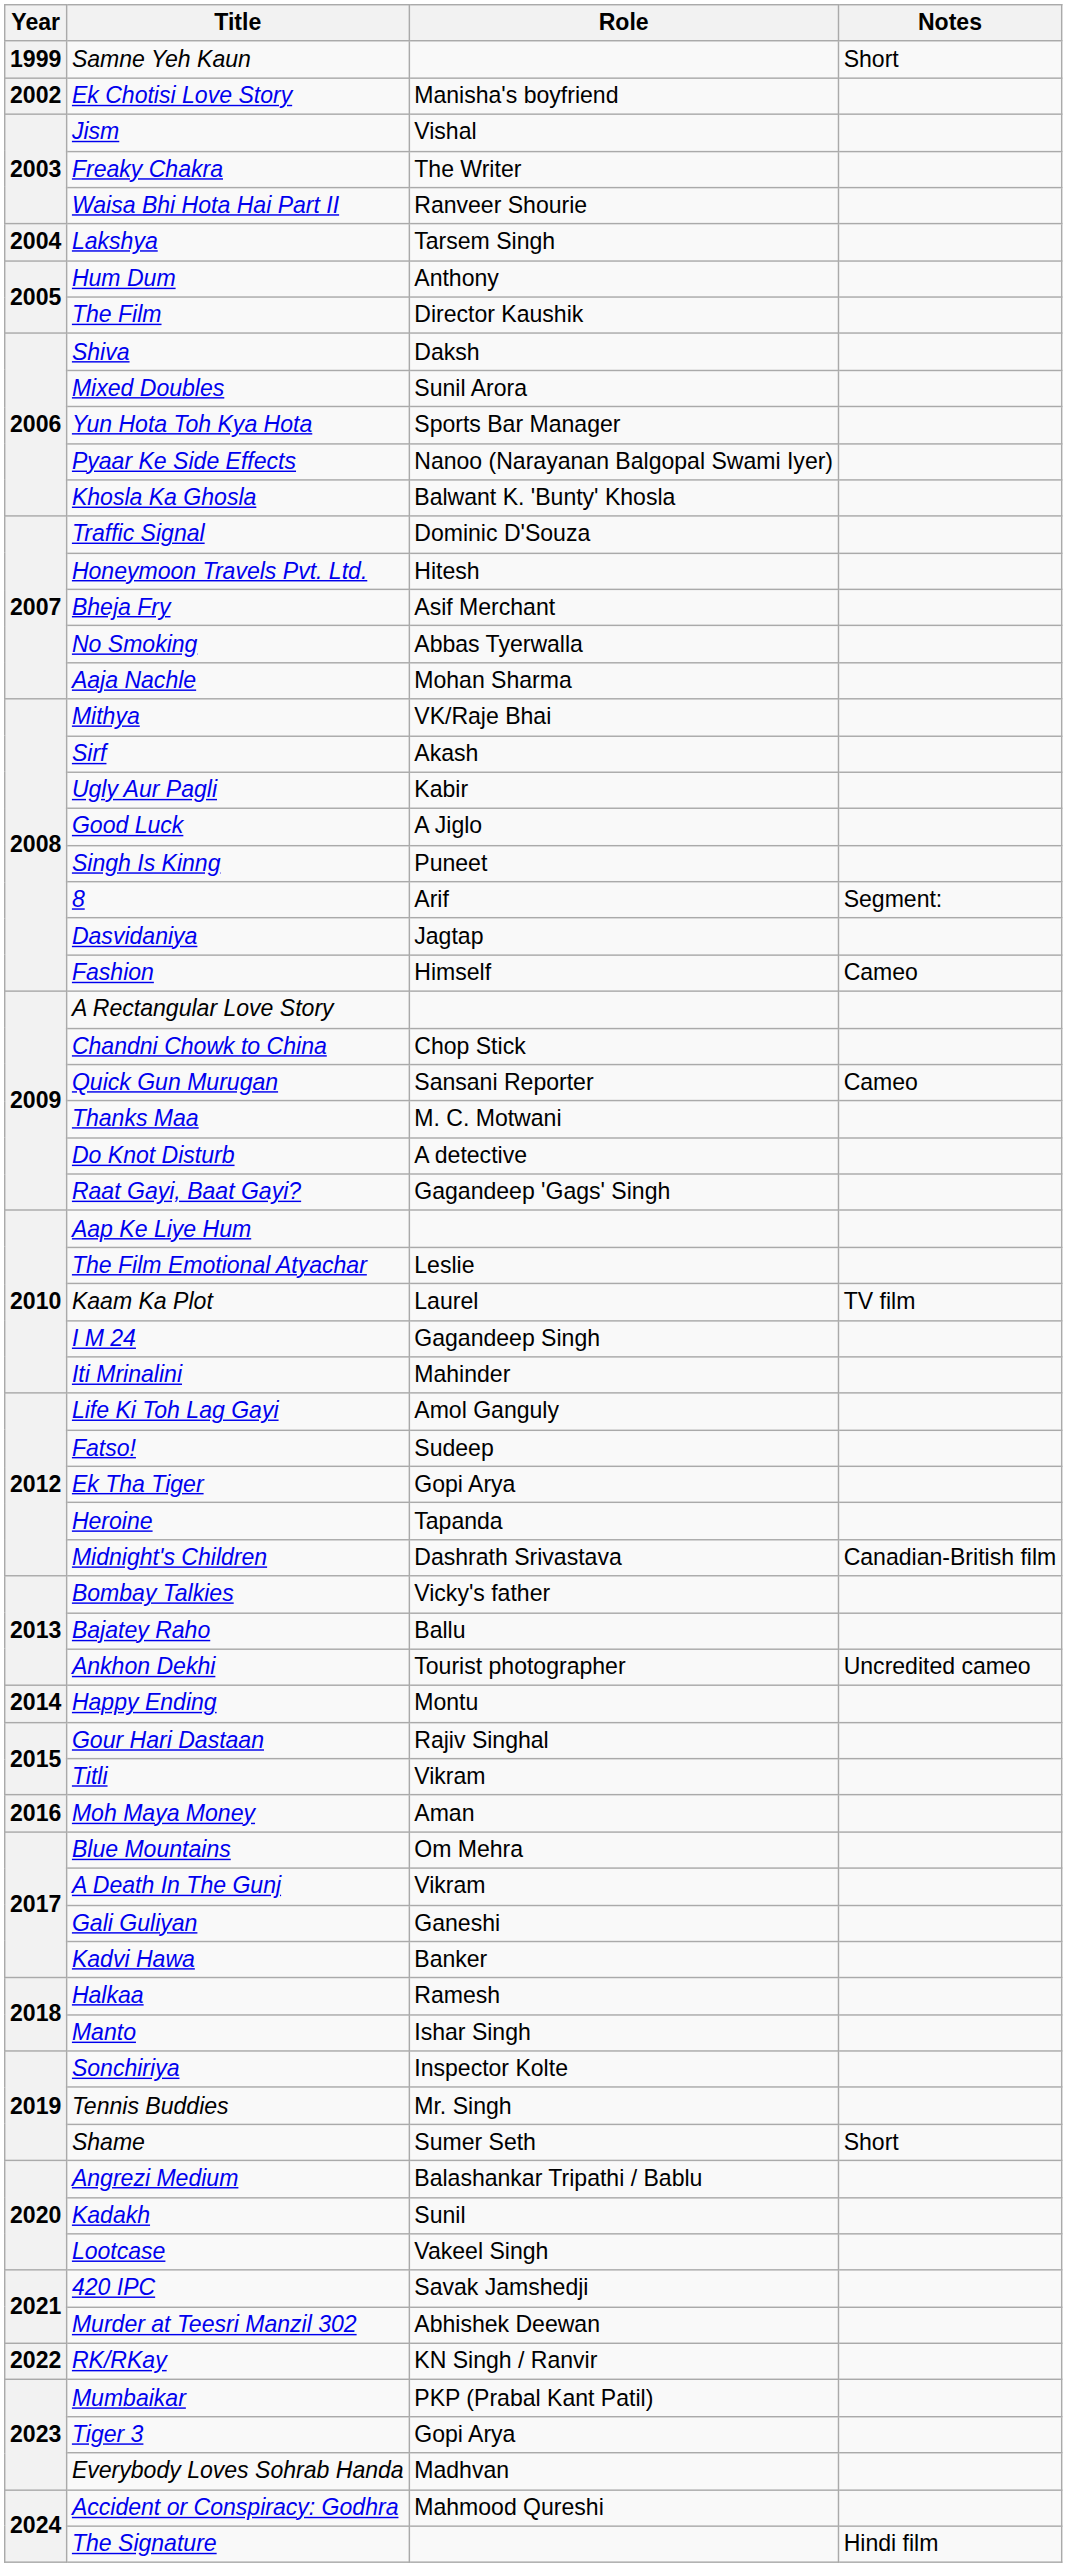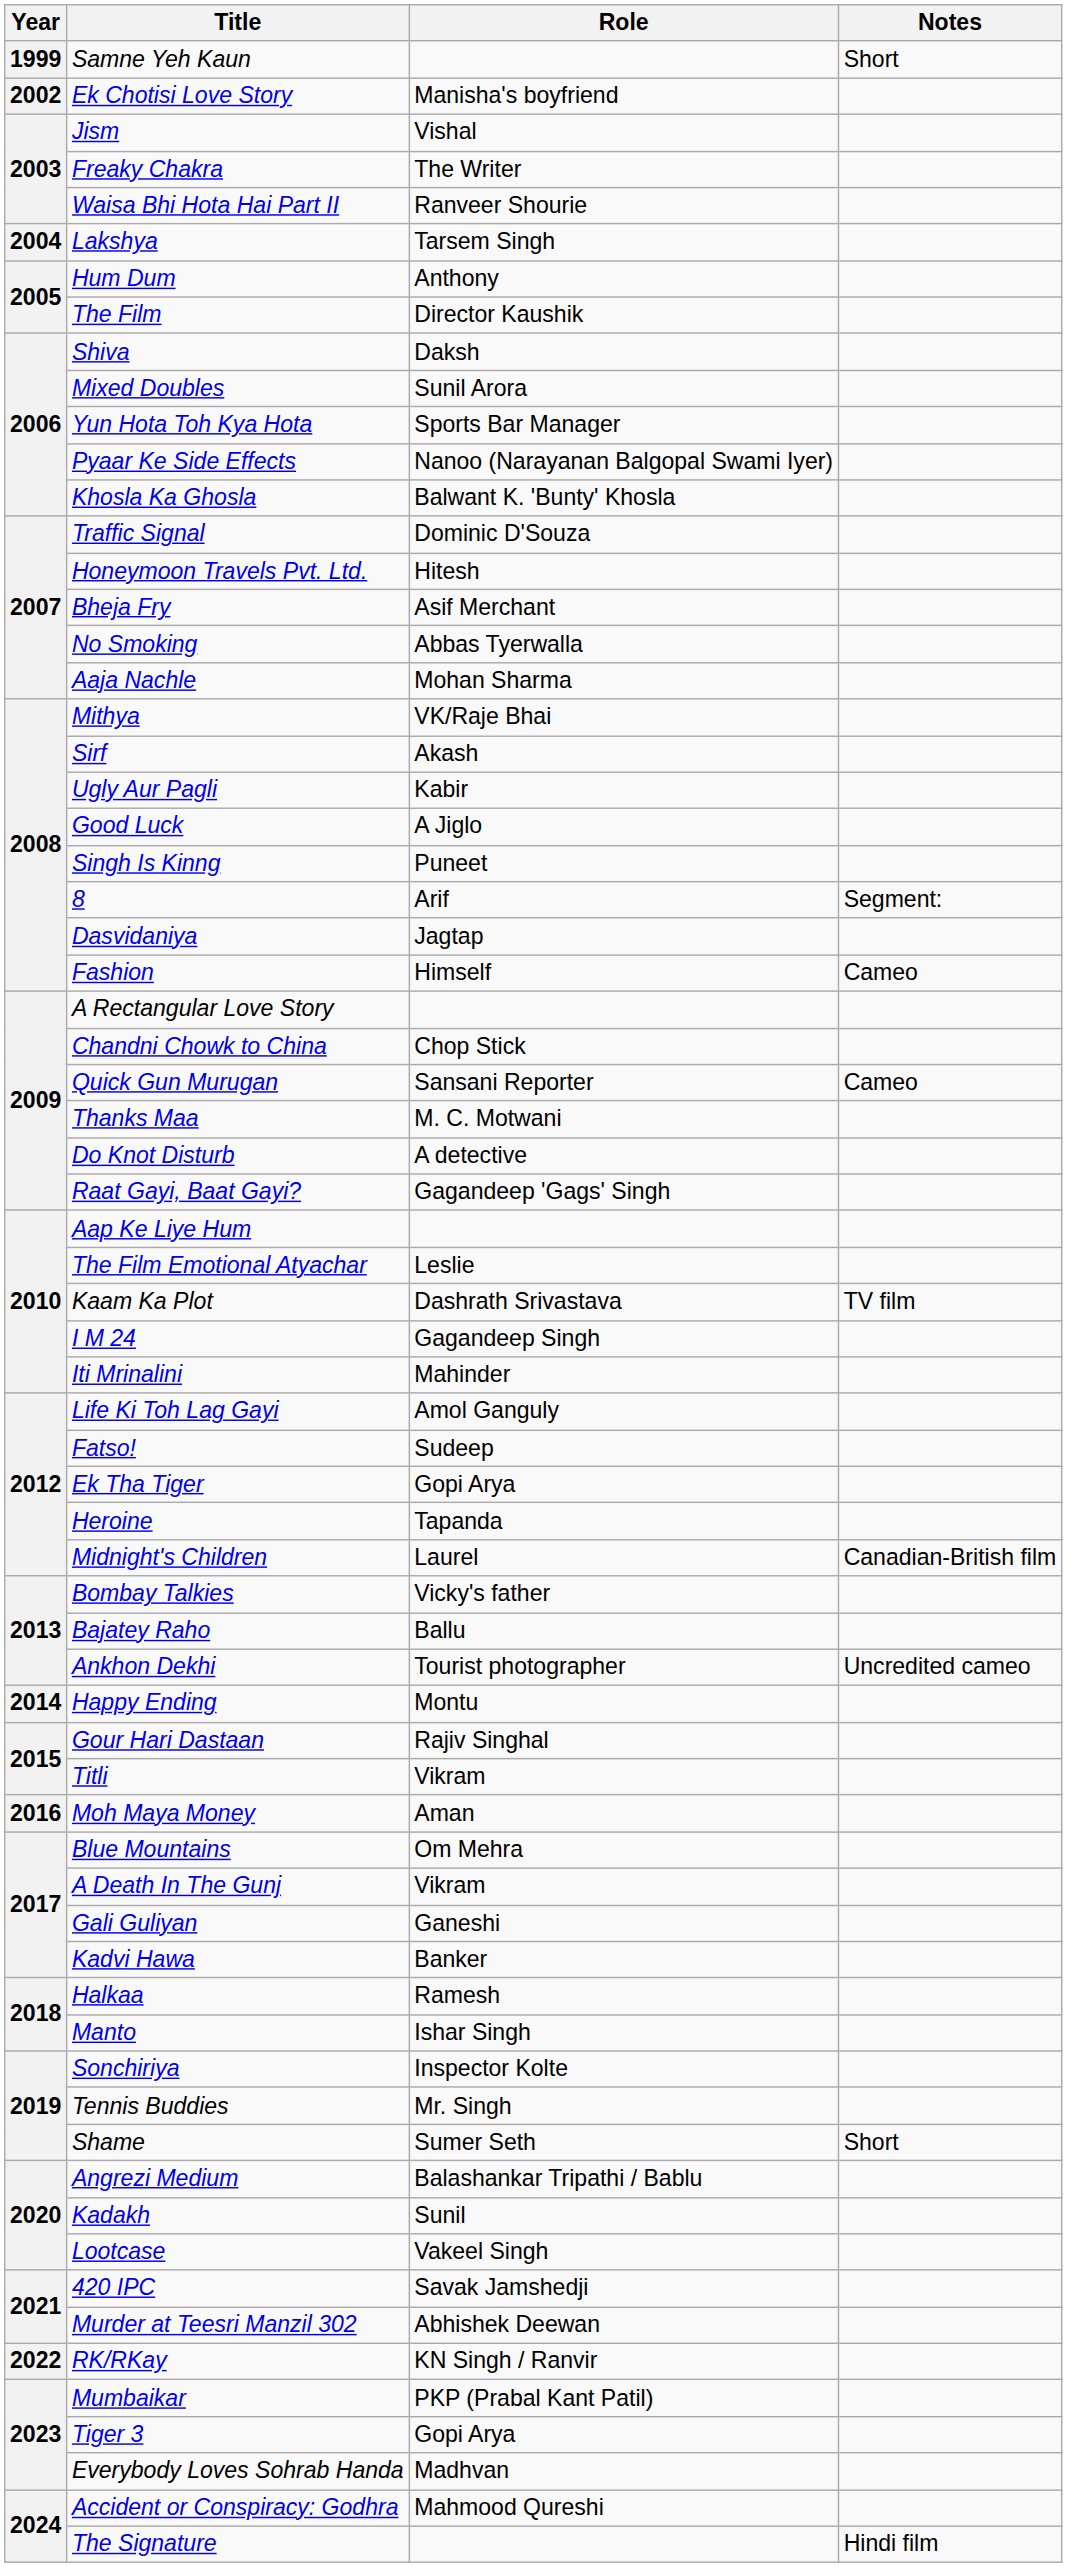(446, 1301) Laurel -> (518, 1301) Dashrath Srivastava
(518, 1557) Dashrath Srivastava -> (446, 1557) Laurel
